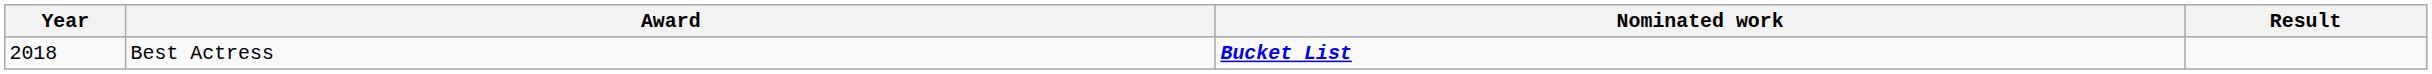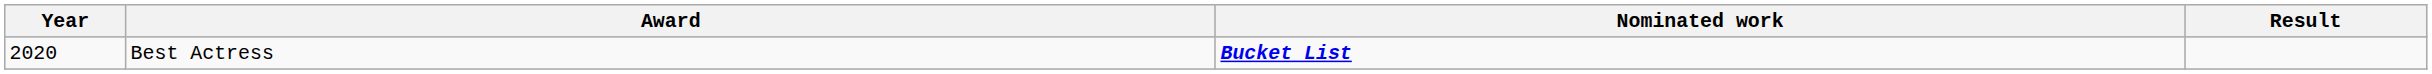(33, 53) 2018 -> (33, 53) 2020
